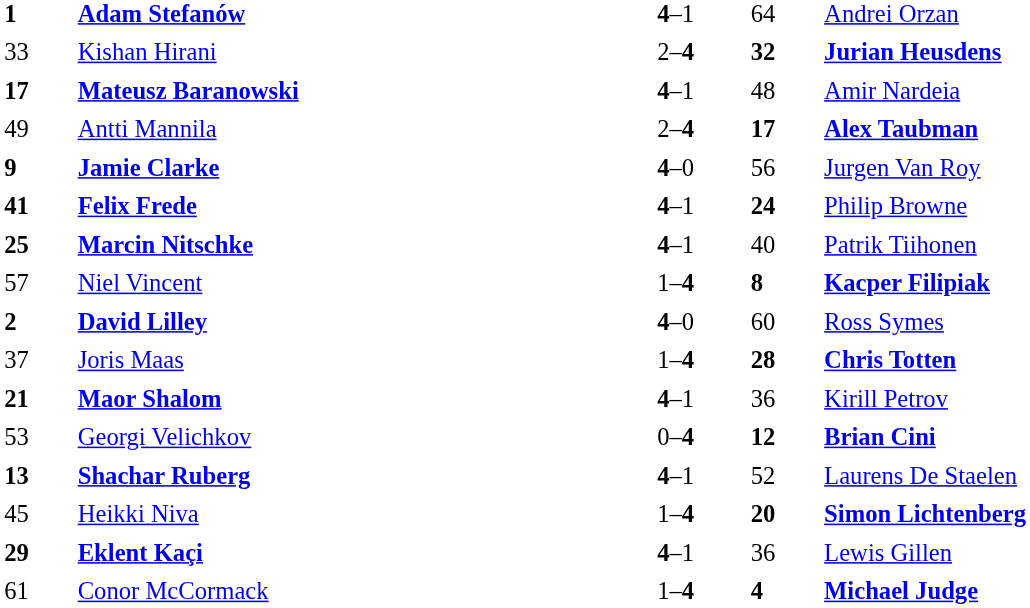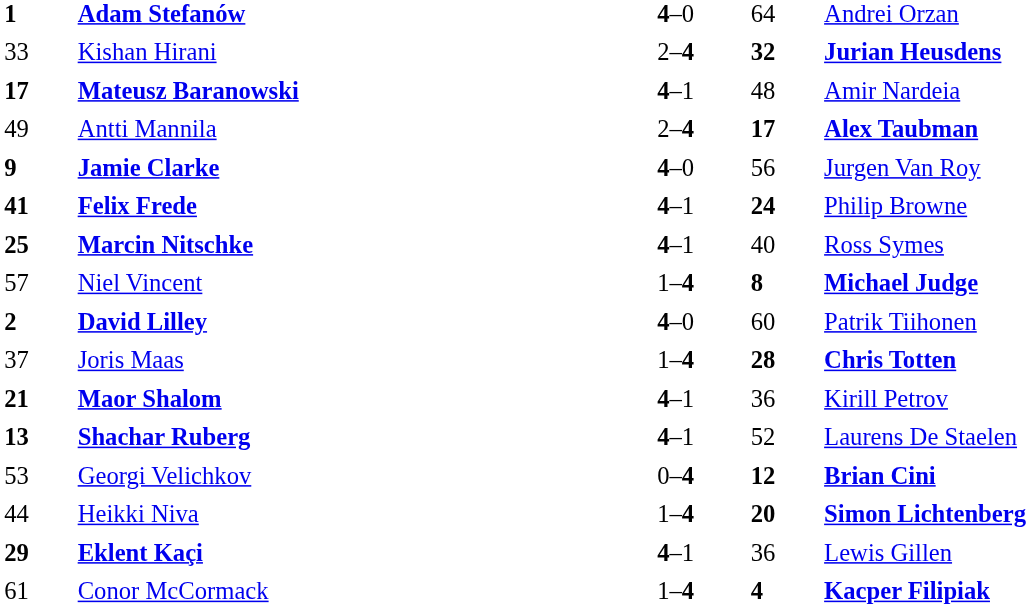(676, 13) 4–1 -> (676, 13) 4–0
(900, 244) Patrik Tiihonen -> (884, 244) Ross Symes
(907, 283) Kacper Filipiak -> (901, 283) Michael Judge
(884, 321) Ross Symes -> (900, 321) Patrik Tiihonen
rows swapped: (164, 437) <-> (164, 475)
(17, 514) 45 -> (17, 514) 44
(901, 591) Michael Judge -> (907, 591) Kacper Filipiak
